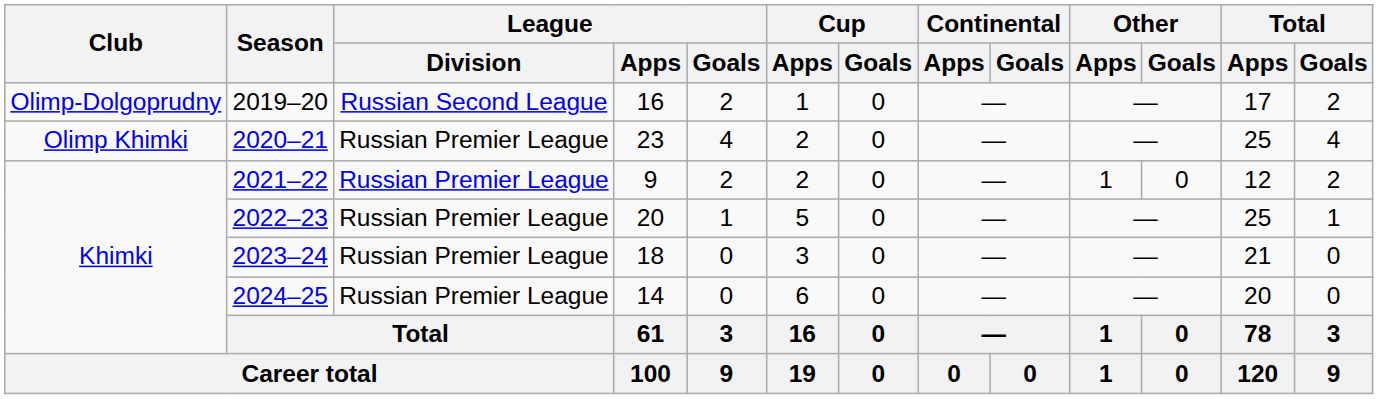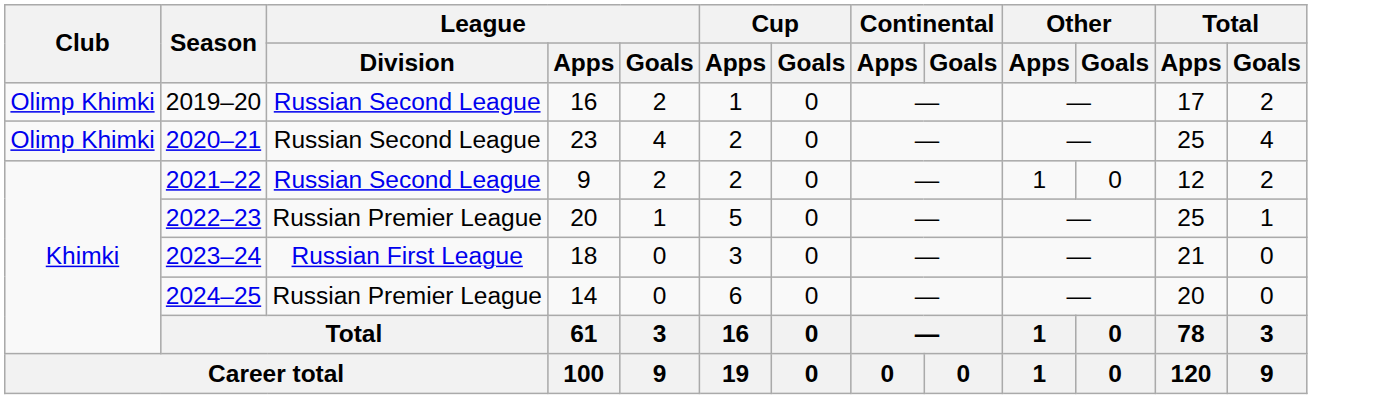(116, 101) Olimp-Dolgoprudny -> (82, 101) Olimp Khimki
(474, 140) Russian Premier League -> (407, 140) Russian Second League
(474, 179) Russian Premier League -> (407, 179) Russian Second League
(474, 256) Russian Premier League -> (407, 256) Russian First League
